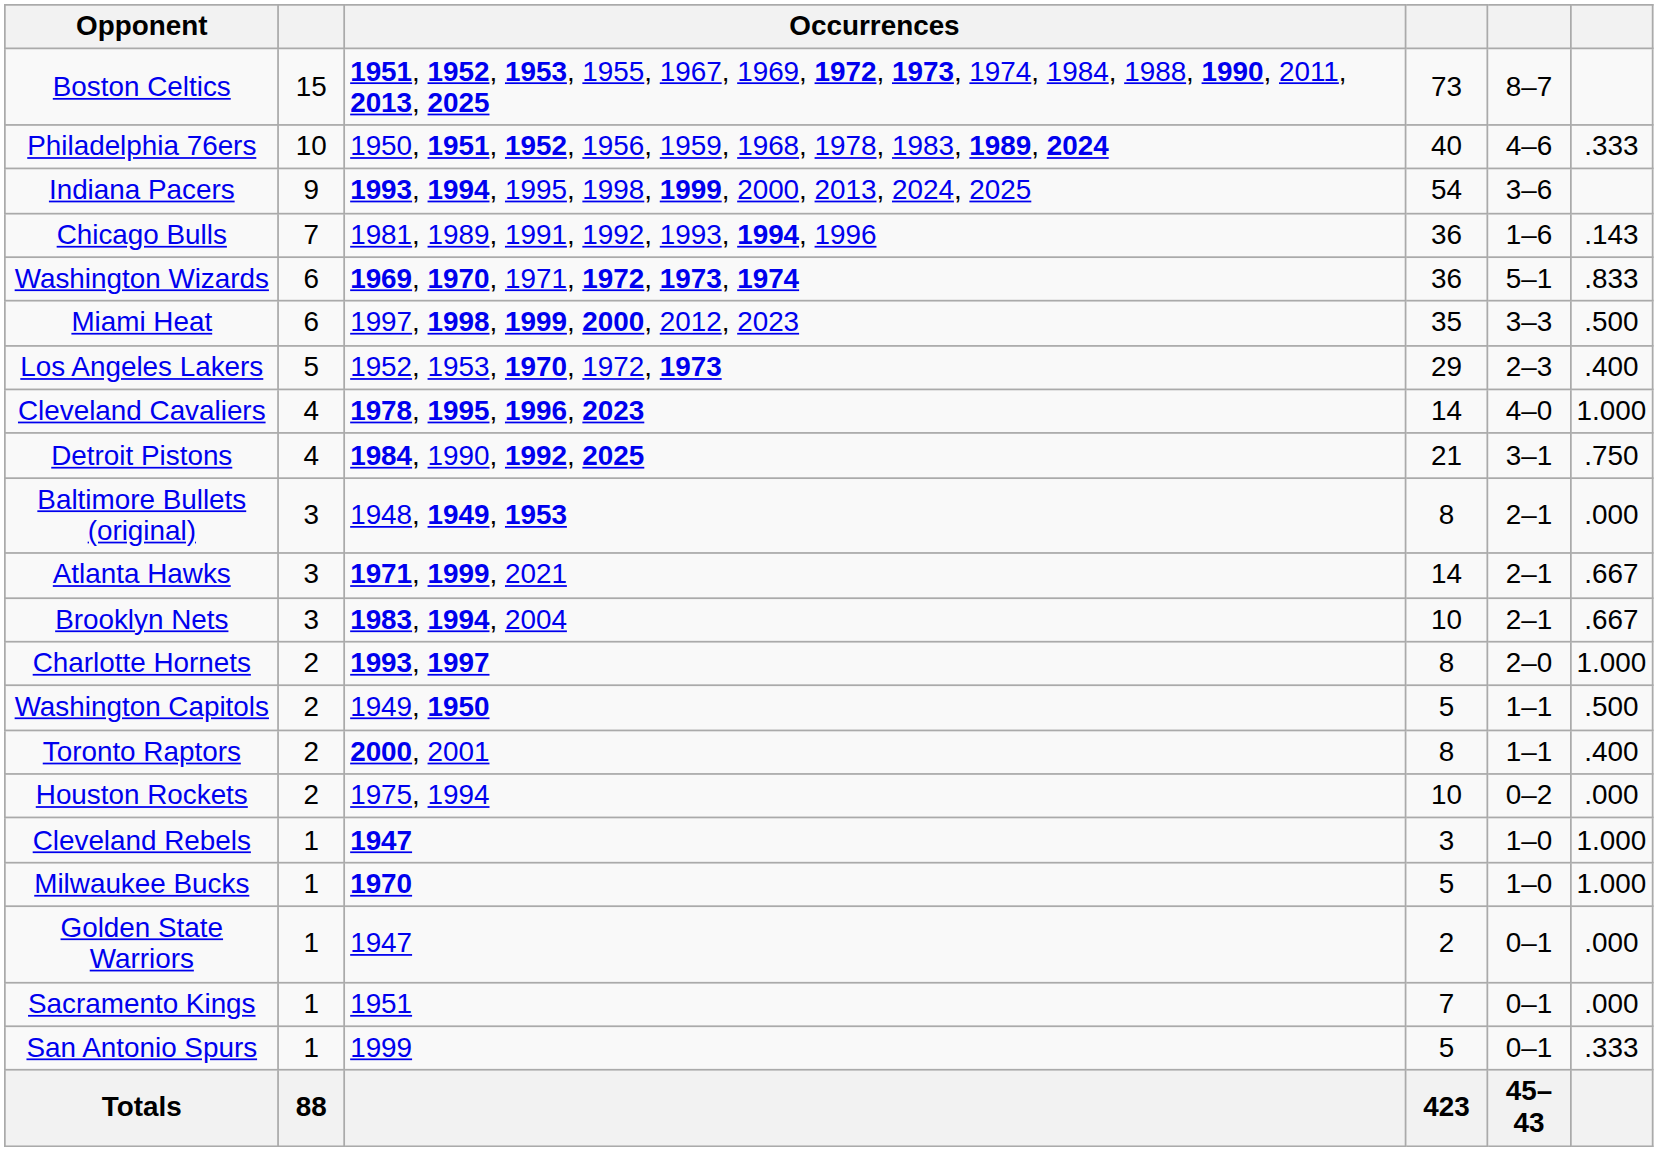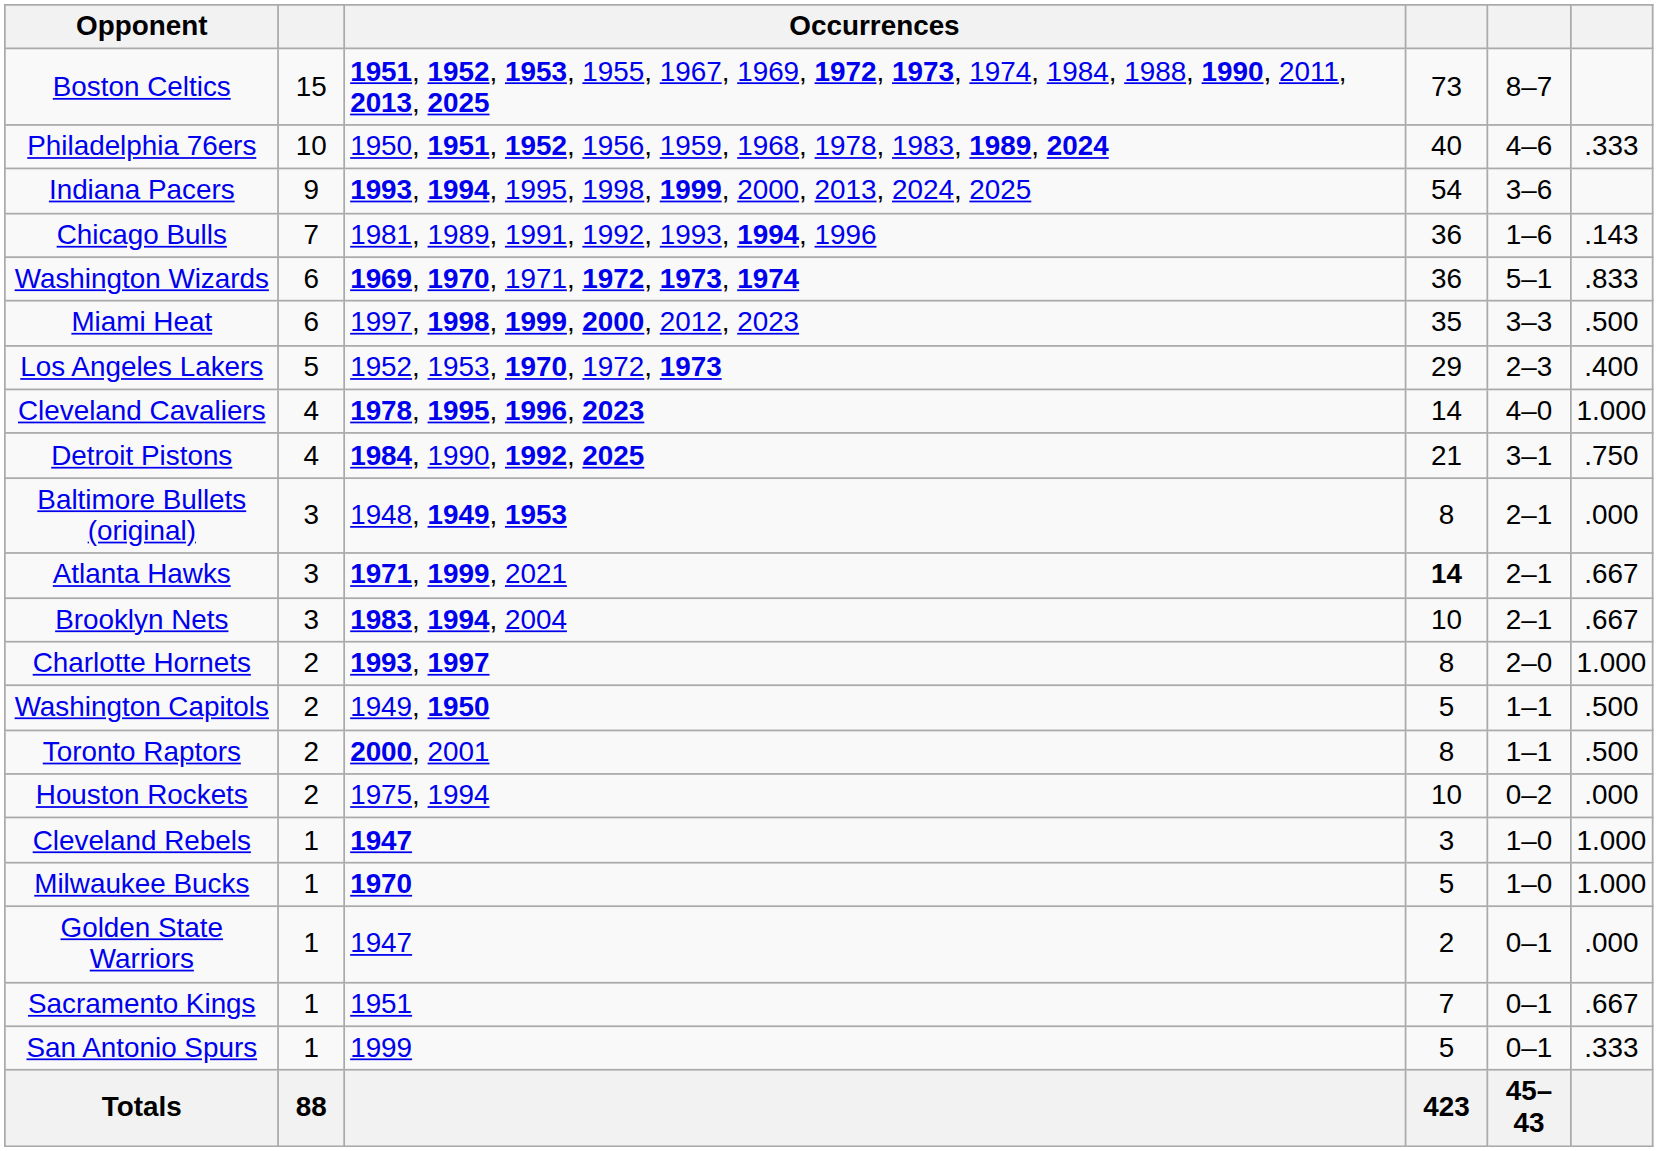(1446, 574) normal -> (1446, 574) bold
(1611, 751) .400 -> (1611, 751) .500
(1611, 1003) .000 -> (1611, 1003) .667
